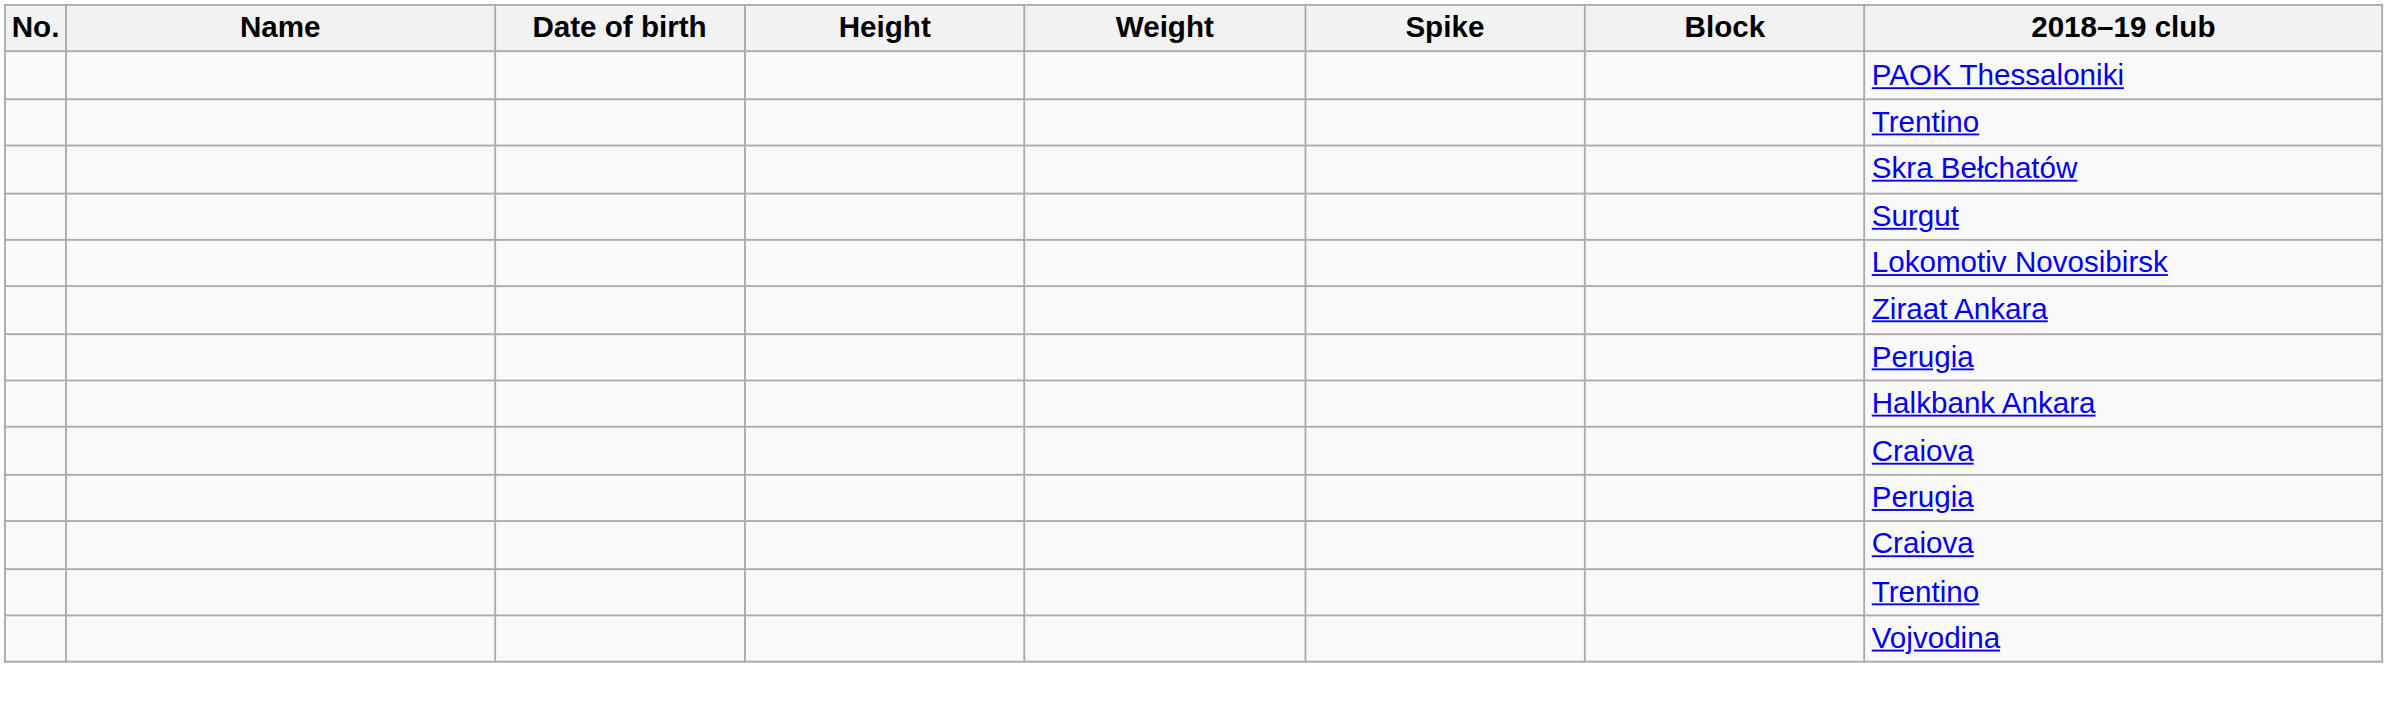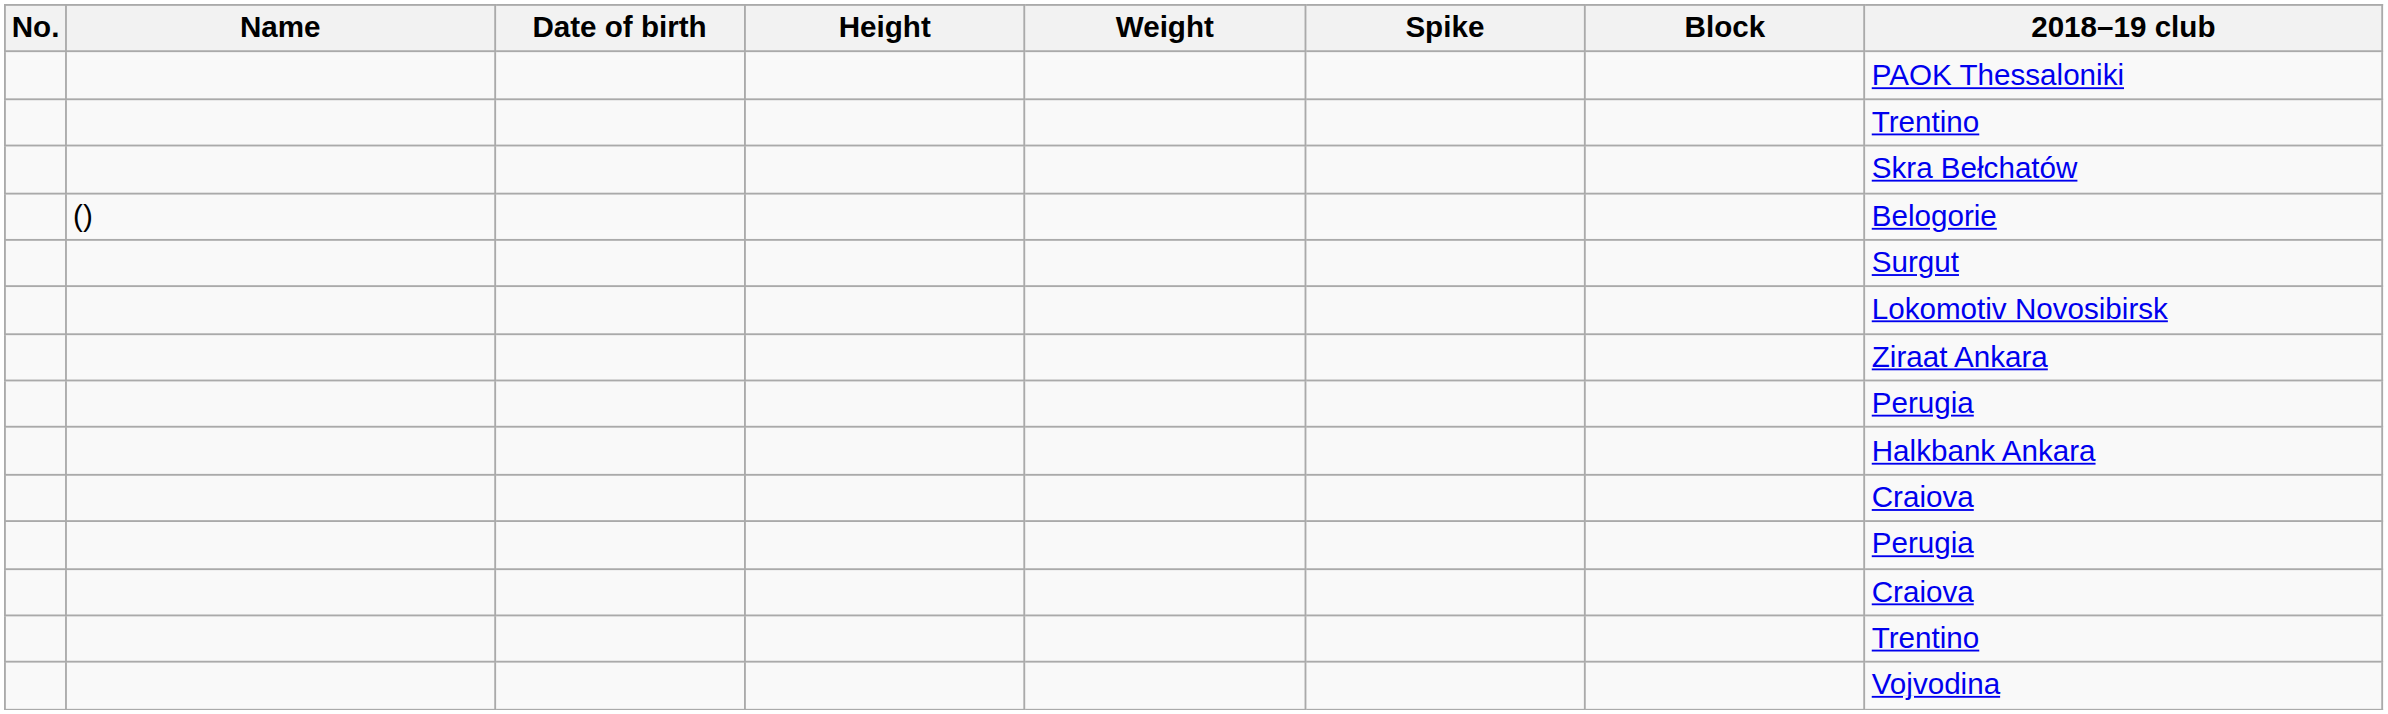+ row: (36, 216)
